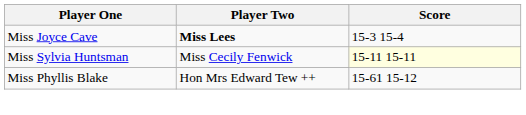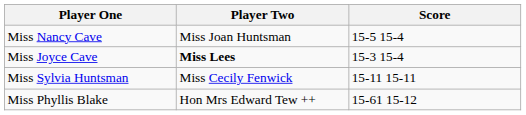+ row: (55, 36)
(384, 57) lightyellow background -> (384, 78) no background
